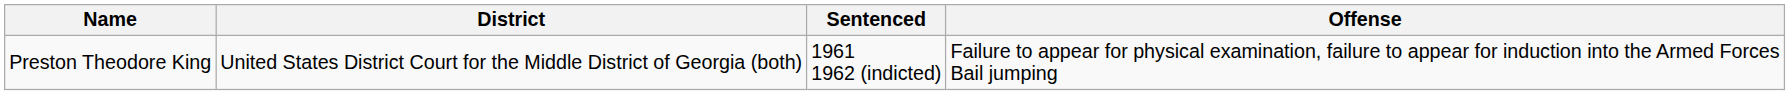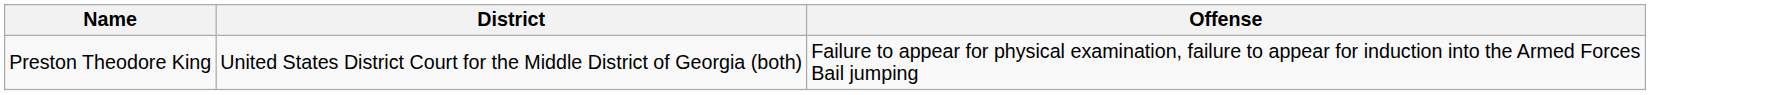- column: (876, 20)
